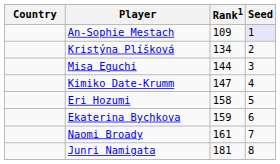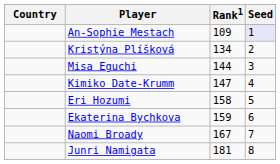(222, 134) 161 -> (222, 134) 167
